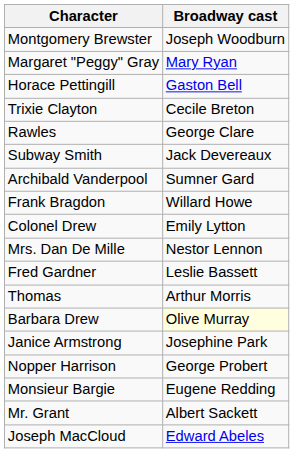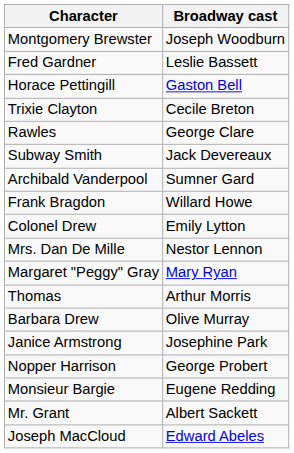rows swapped: (52, 272) <-> (83, 62)
(208, 319) lightyellow background -> (208, 319) no background
